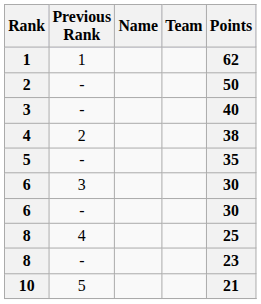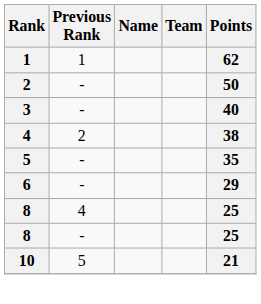- row: (27, 185)
(231, 210) 30 -> (231, 185) 29
(231, 260) 23 -> (231, 235) 25
